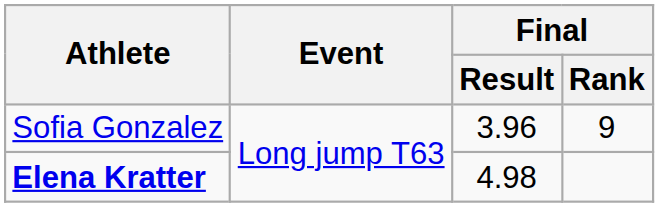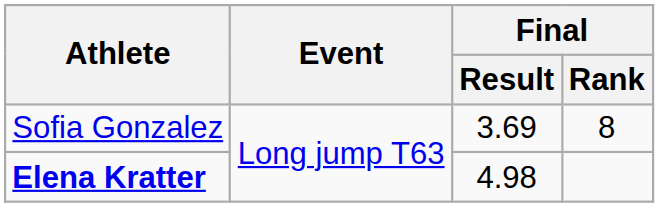(507, 128) 3.96 -> (507, 128) 3.69
(607, 128) 9 -> (607, 128) 8
